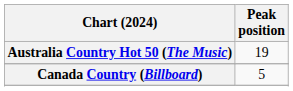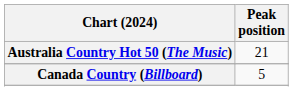(262, 52) 19 -> (262, 52) 21
